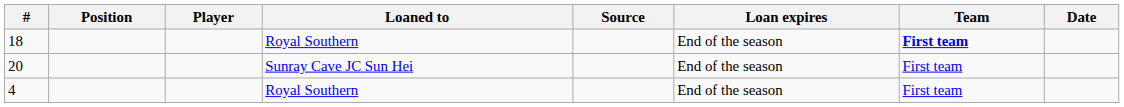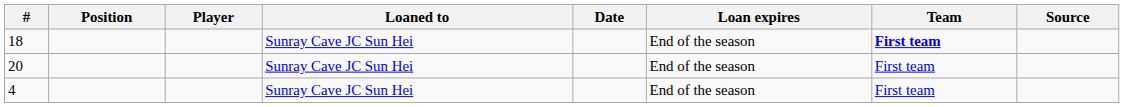columns swapped: (1082, 16) <-> (623, 16)
(312, 41) Royal Southern -> (339, 41) Sunray Cave JC Sun Hei
(312, 90) Royal Southern -> (339, 90) Sunray Cave JC Sun Hei
